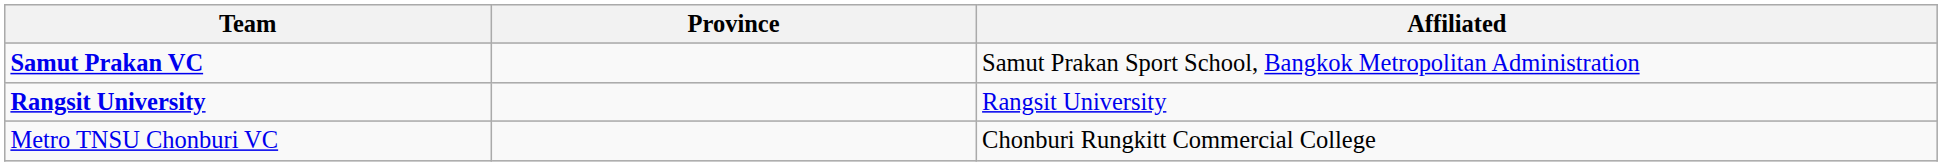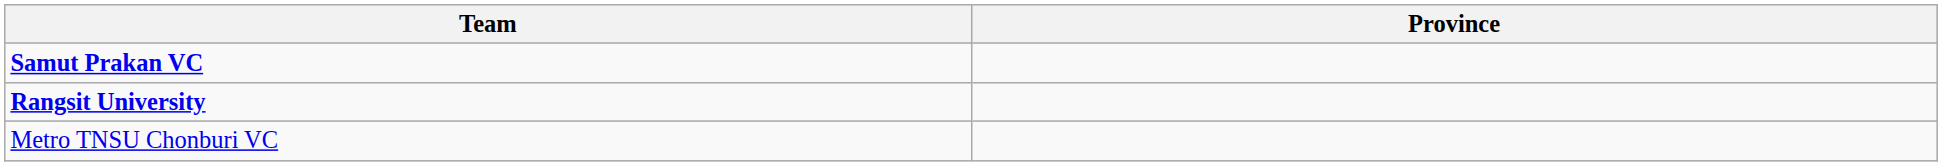- column: (1457, 23)
